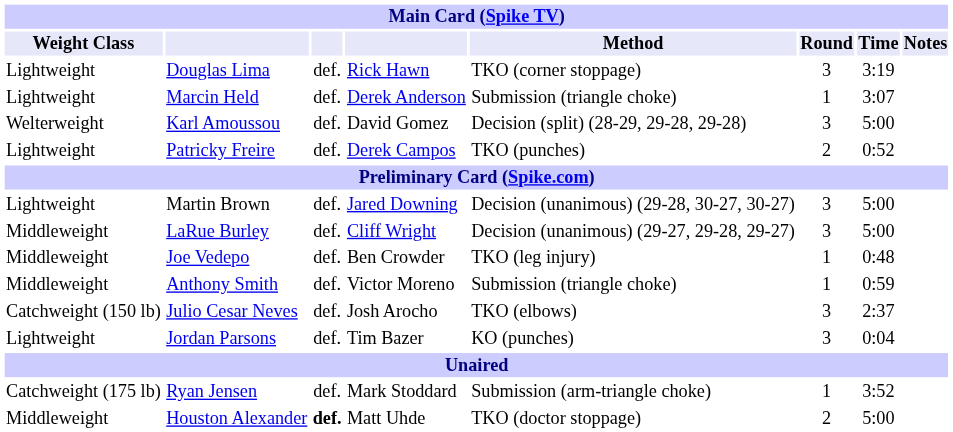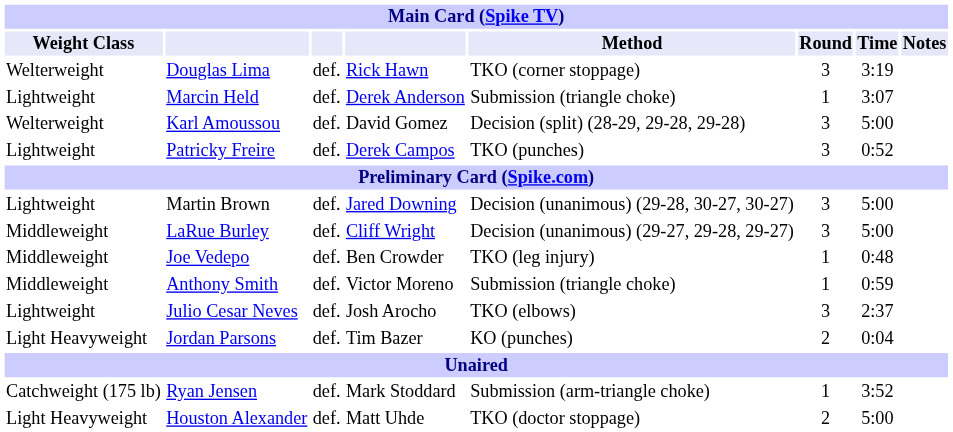(51, 70) Lightweight -> (55, 70) Welterweight
(827, 150) 2 -> (826, 150) 3
(83, 311) Catchweight (150 lb) -> (51, 311) Lightweight
(51, 338) Lightweight -> (77, 338) Light Heavyweight
(827, 338) 3 -> (826, 338) 2
(57, 418) Middleweight -> (77, 418) Light Heavyweight
(327, 418) bold -> (327, 418) normal
